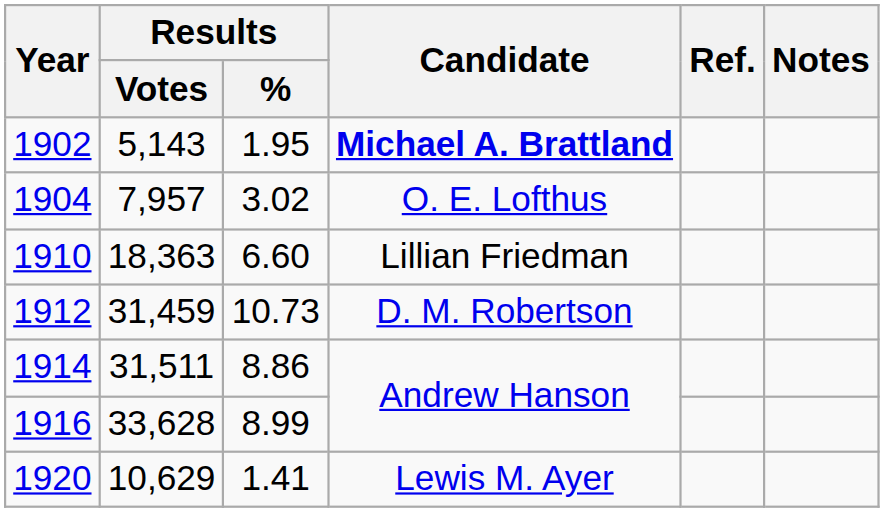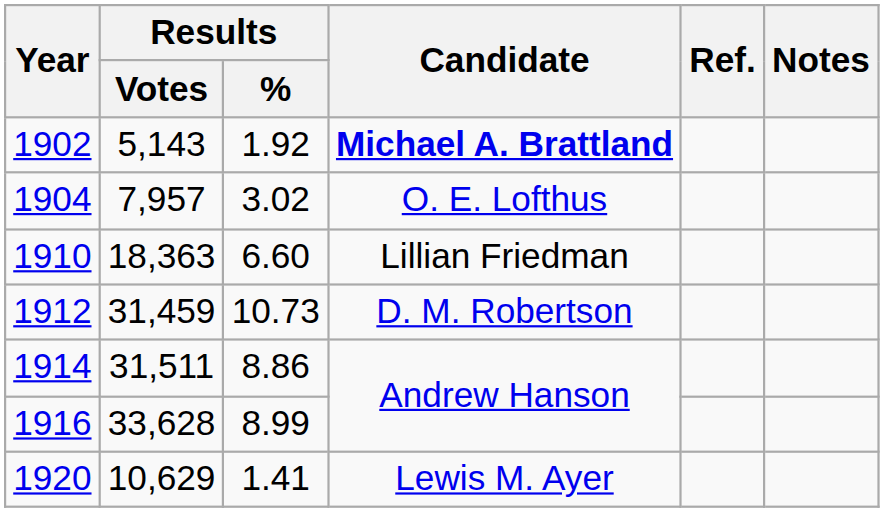(276, 144) 1.95 -> (276, 144) 1.92
